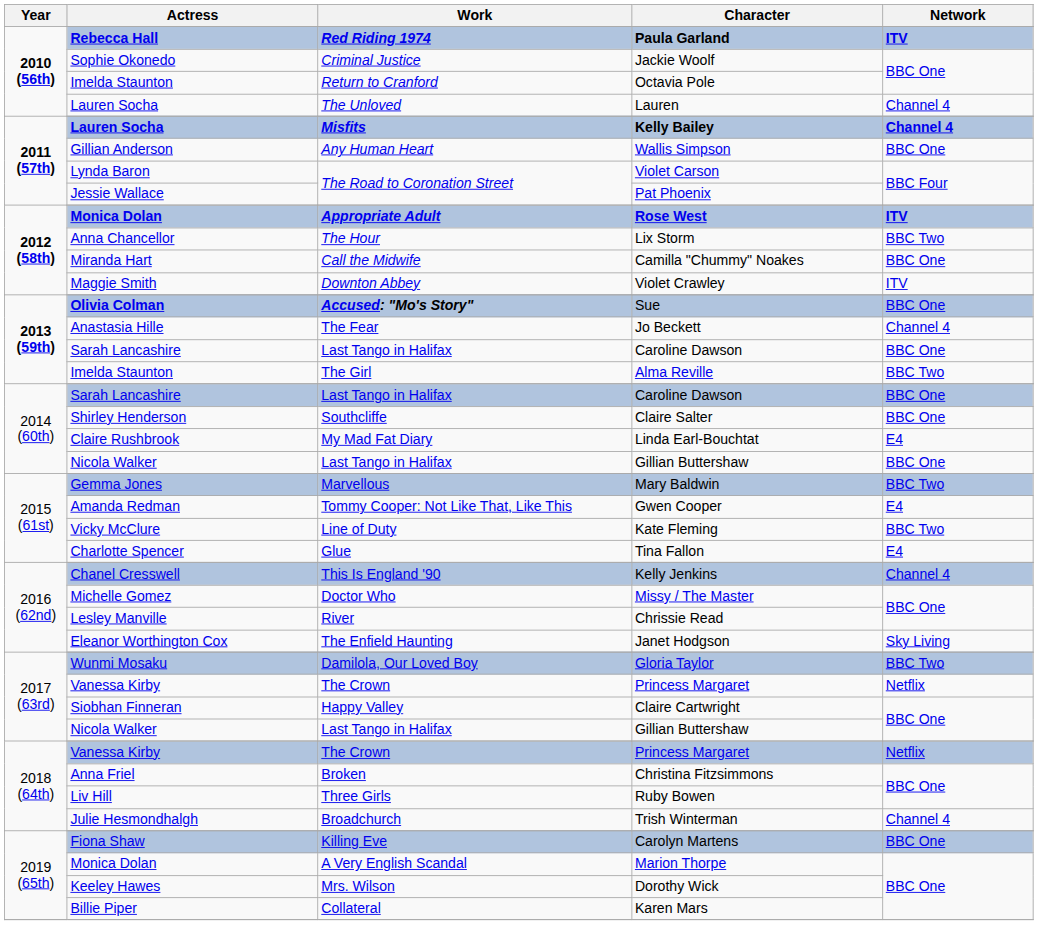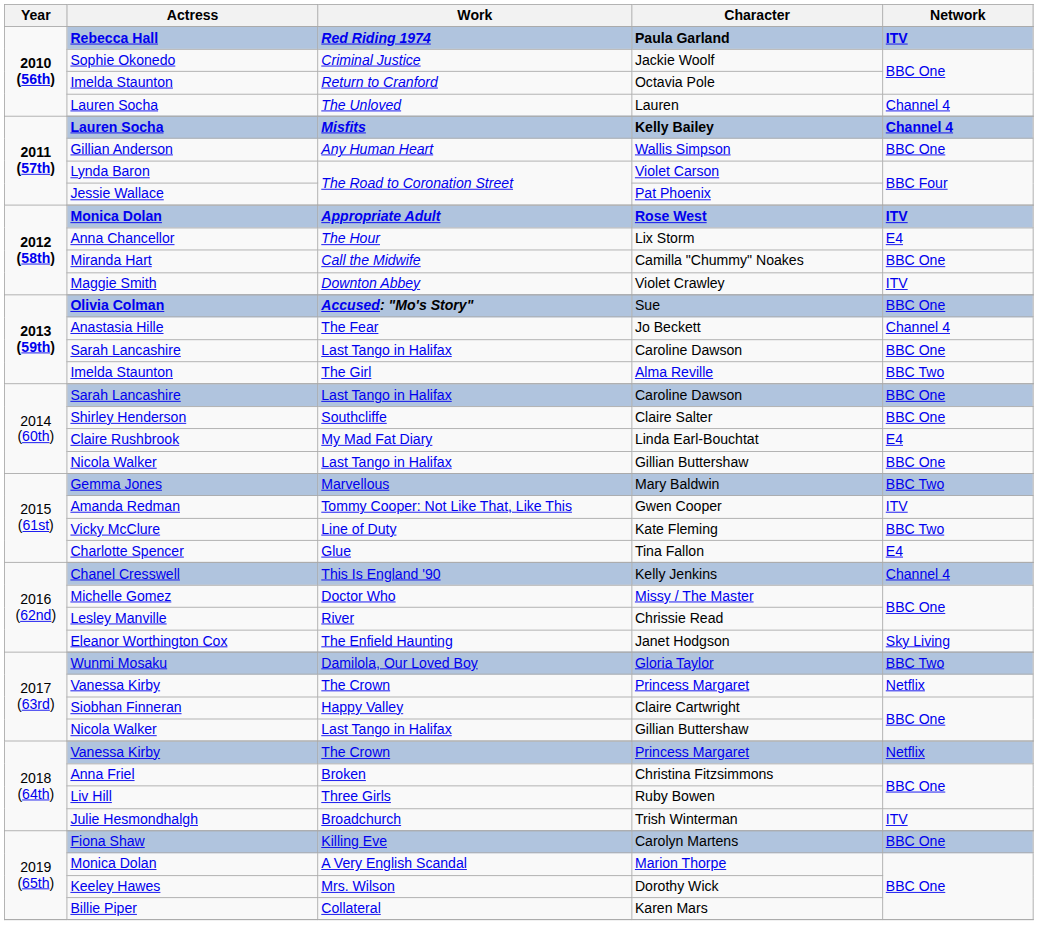(915, 238) BBC Two -> (894, 238) E4
(894, 506) E4 -> (897, 506) ITV
(918, 819) Channel 4 -> (897, 819) ITV
